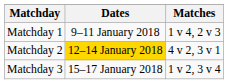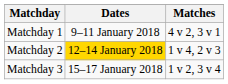(194, 32) 1 v 4, 2 v 3 -> (194, 32) 4 v 2, 3 v 1
(194, 50) 4 v 2, 3 v 1 -> (194, 50) 1 v 4, 2 v 3
